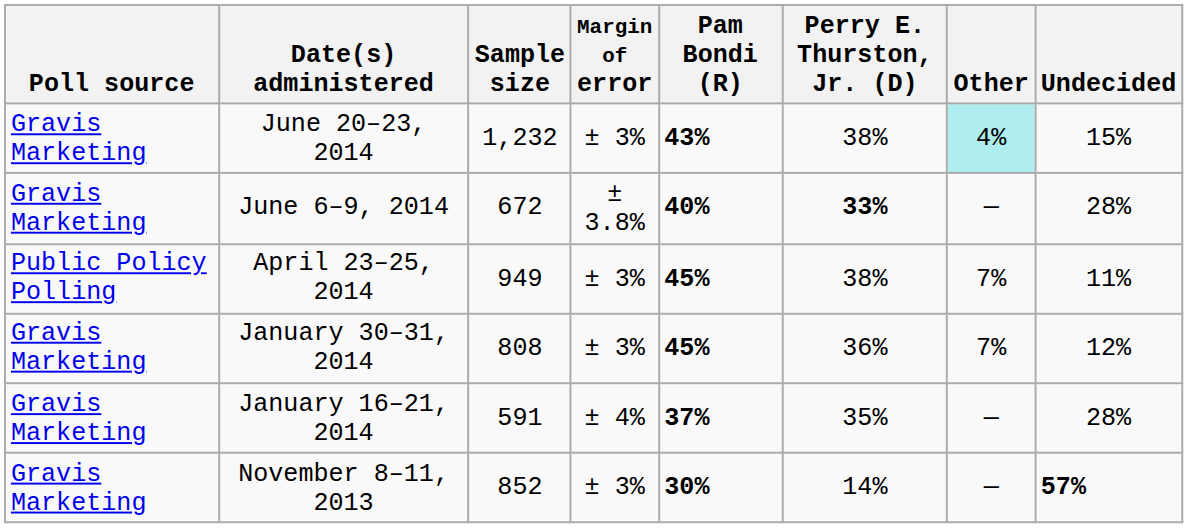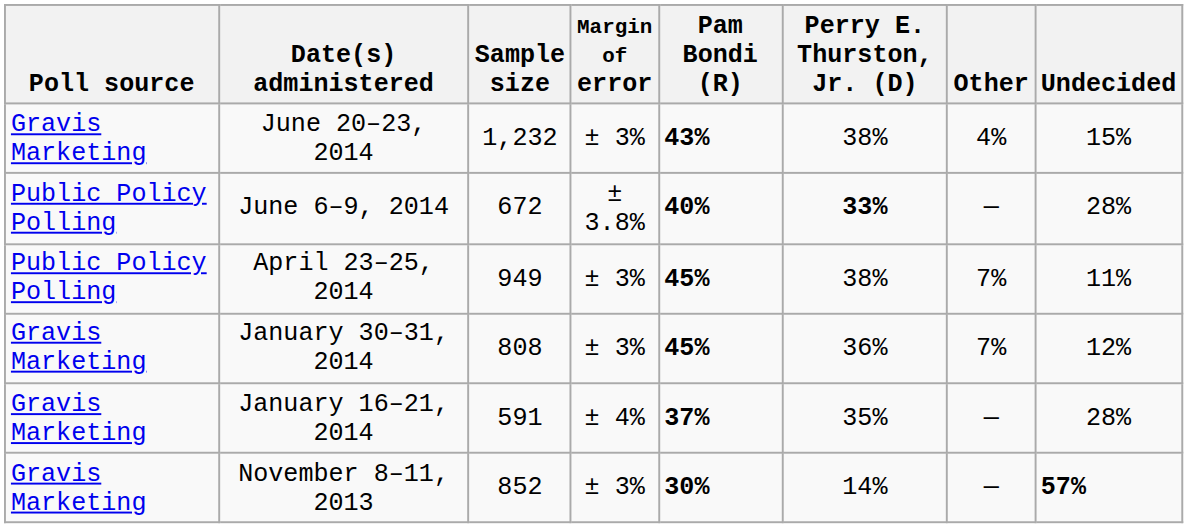(991, 139) paleturquoise background -> (991, 139) no background
(79, 209) Gravis Marketing -> (109, 209) Public Policy Polling
